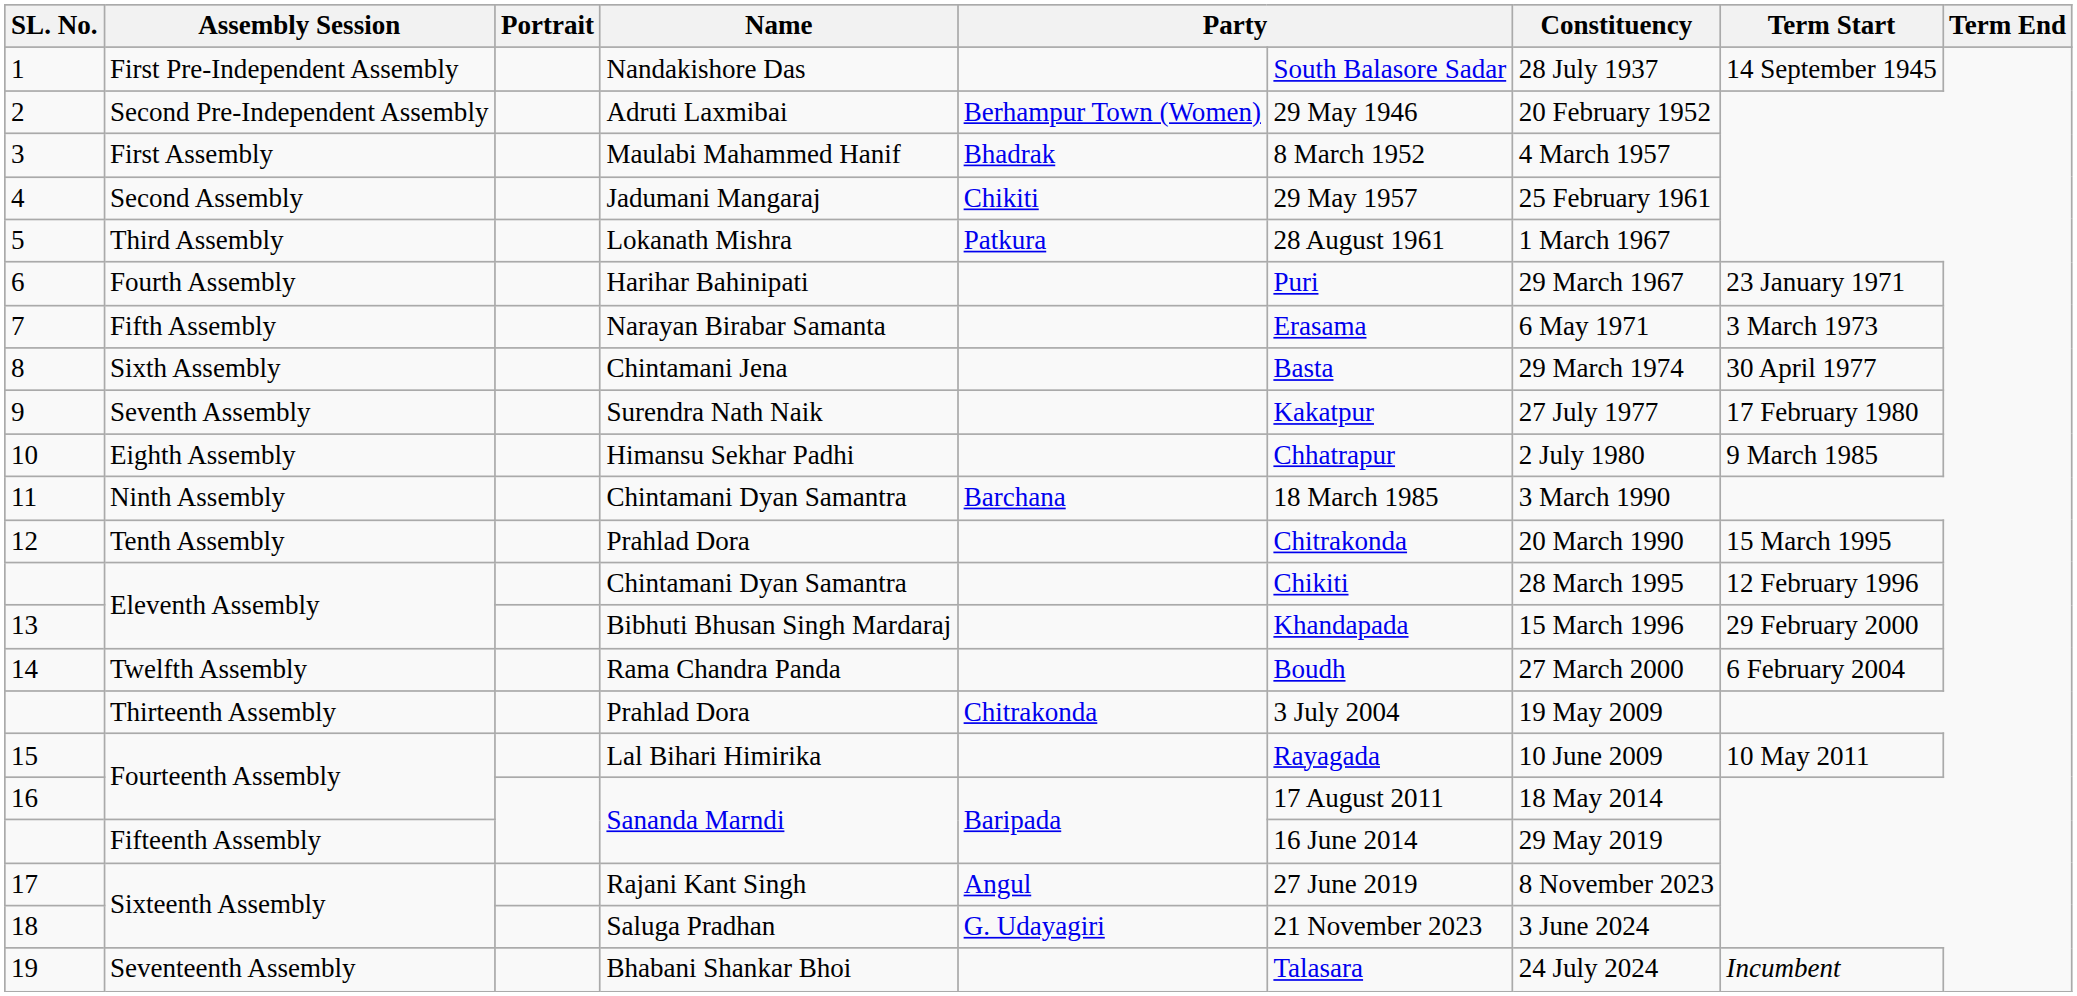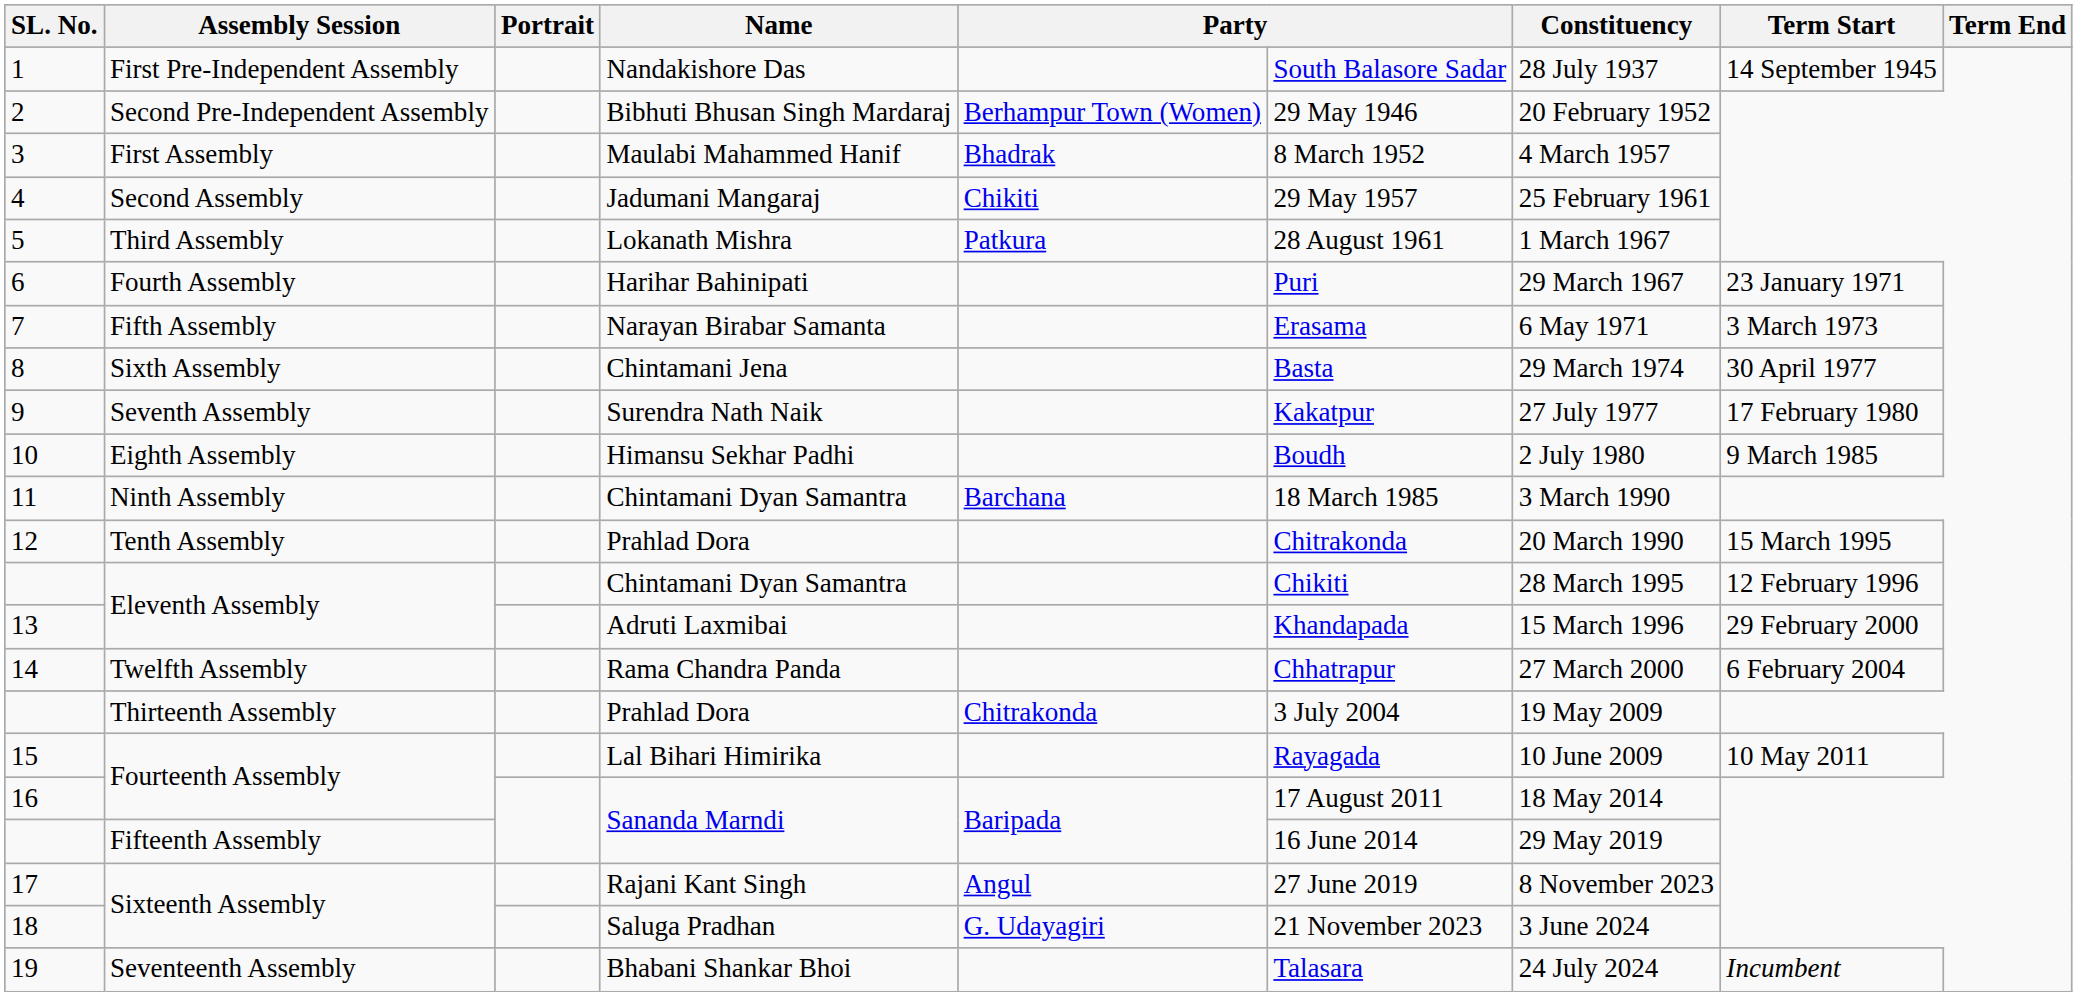(697, 111) Adruti Laxmibai -> (779, 111) Bibhuti Bhusan Singh Mardaraj
(1334, 454) Chhatrapur -> (1309, 454) Boudh
(779, 626) Bibhuti Bhusan Singh Mardaraj -> (697, 626) Adruti Laxmibai
(1309, 669) Boudh -> (1334, 669) Chhatrapur
